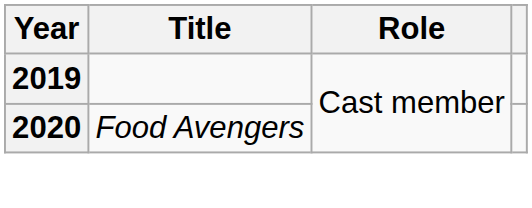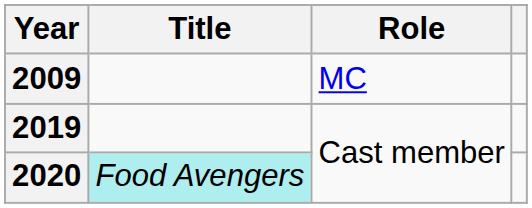+ row: (47, 78)
(200, 127) no background -> (200, 176) paleturquoise background
